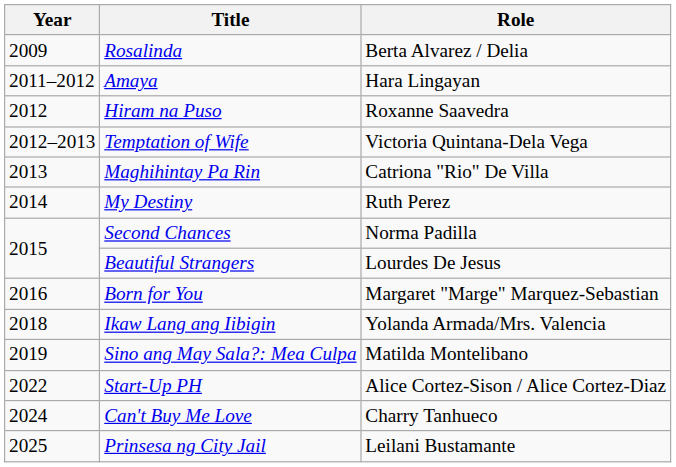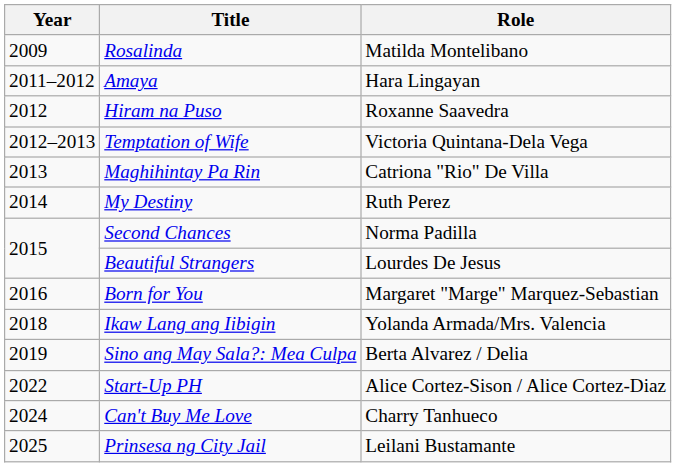(447, 50) Berta Alvarez / Delia -> (447, 50) Matilda Montelibano
(447, 354) Matilda Montelibano -> (447, 354) Berta Alvarez / Delia
